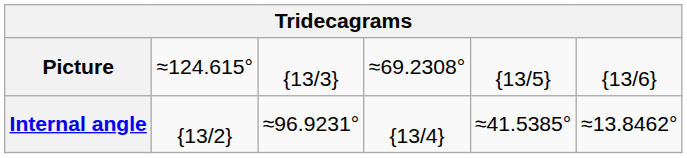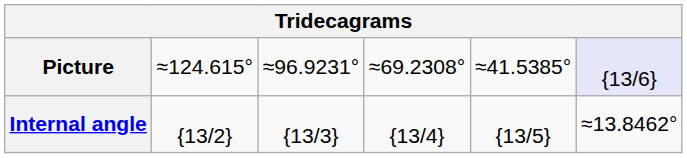(311, 78) {13/3} -> (311, 66) ≈96.9231°
(523, 78) {13/5} -> (523, 66) ≈41.5385°
(629, 78) no background -> (629, 78) lavender background
(311, 123) ≈96.9231° -> (311, 135) {13/3}
(523, 123) ≈41.5385° -> (523, 135) {13/5}
